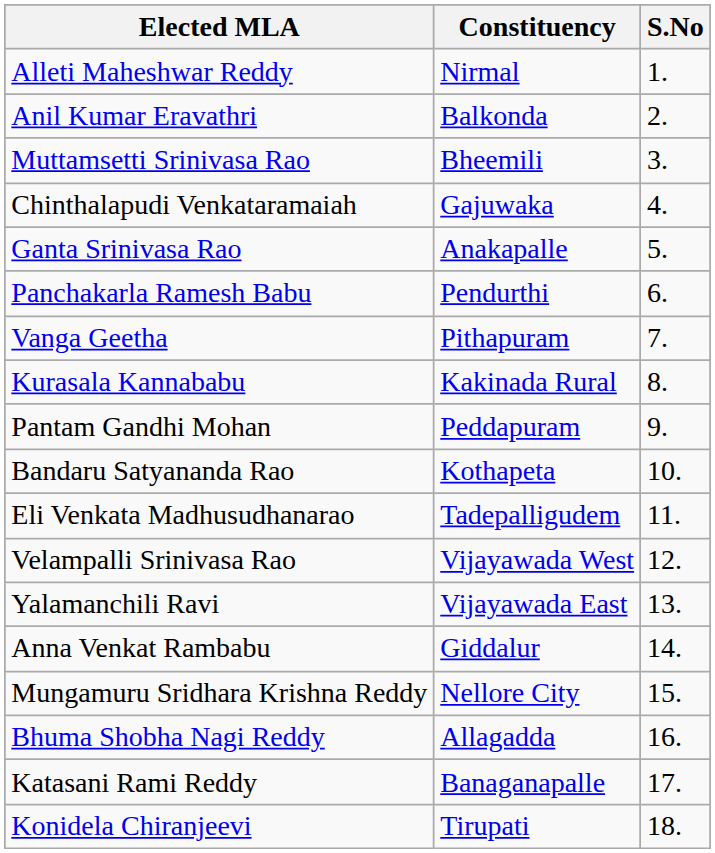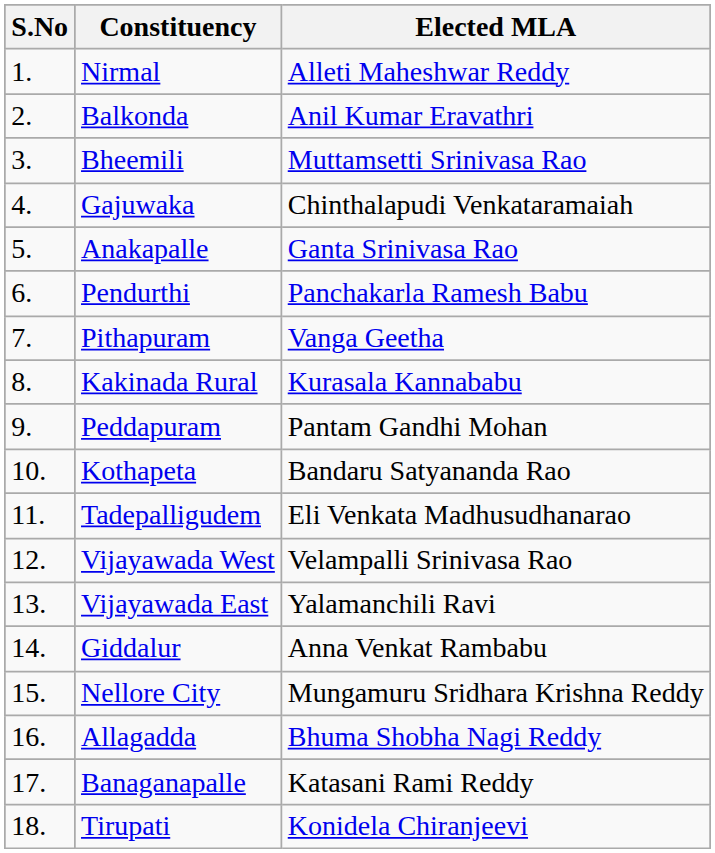columns swapped: (675, 26) <-> (219, 26)
